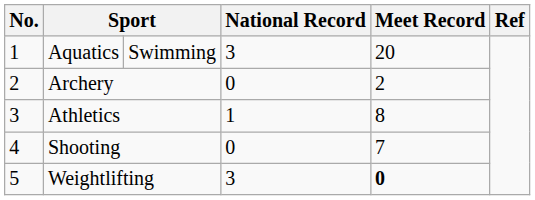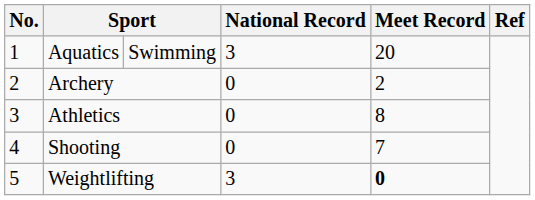(230, 115) 1 -> (230, 115) 0
